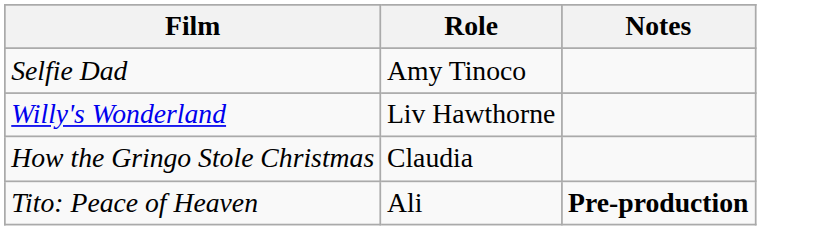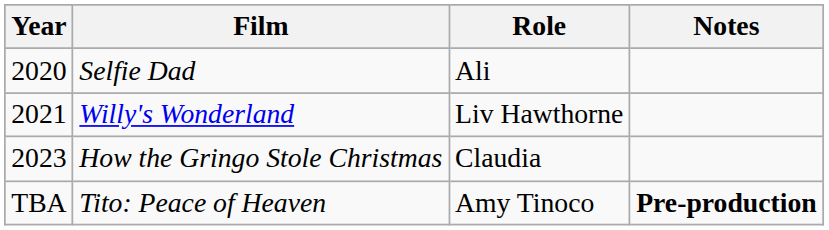+ column: (39, 26)
(457, 70) Amy Tinoco -> (473, 70) Ali
(405, 202) Ali -> (525, 202) Amy Tinoco
